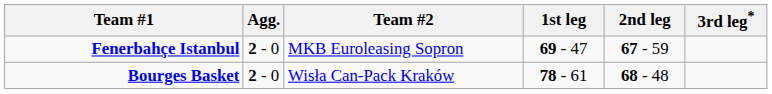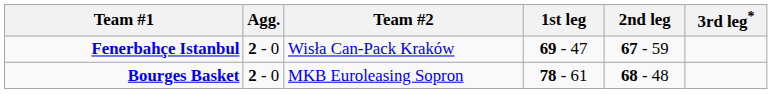(376, 49) MKB Euroleasing Sopron -> (371, 49) Wisła Can-Pack Kraków
(371, 75) Wisła Can-Pack Kraków -> (376, 75) MKB Euroleasing Sopron
